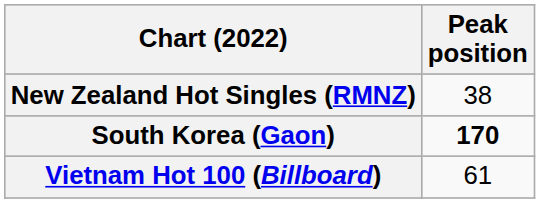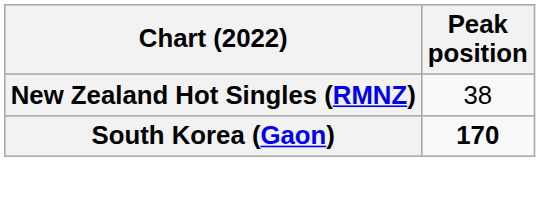- row: (213, 176)
